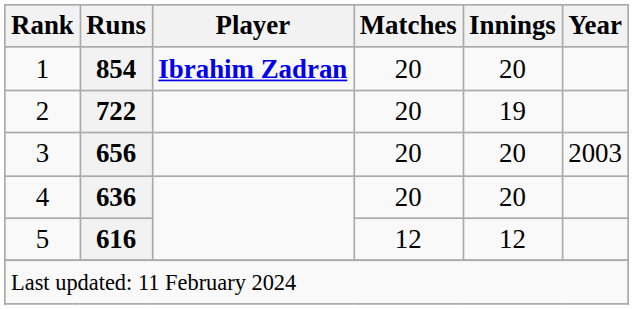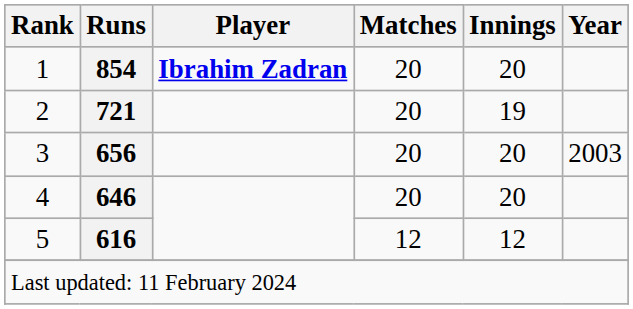(116, 111) 722 -> (116, 111) 721
(116, 196) 636 -> (116, 196) 646
